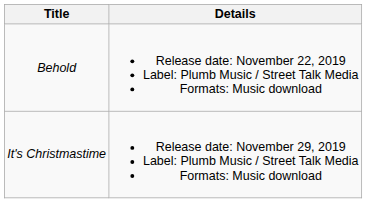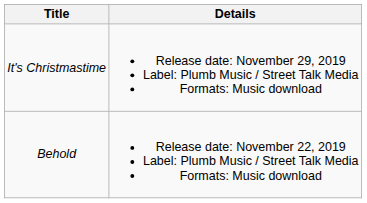rows swapped: (57, 67) <-> (57, 154)
